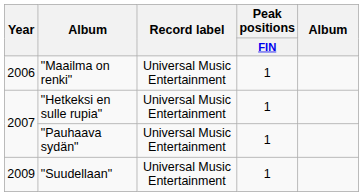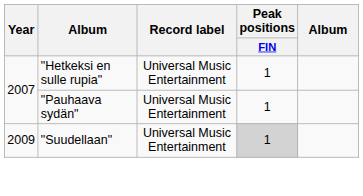- row: (75, 72)
(267, 174) no background -> (267, 140) lightgrey background
